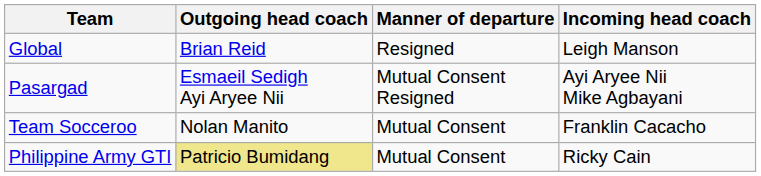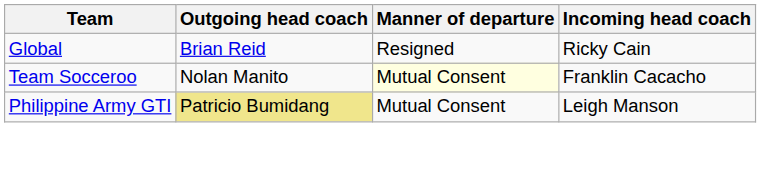(621, 48) Leigh Manson -> (607, 48) Ricky Cain
- row: (48, 87)
(441, 127) no background -> (441, 77) lightyellow background
(607, 156) Ricky Cain -> (621, 106) Leigh Manson
